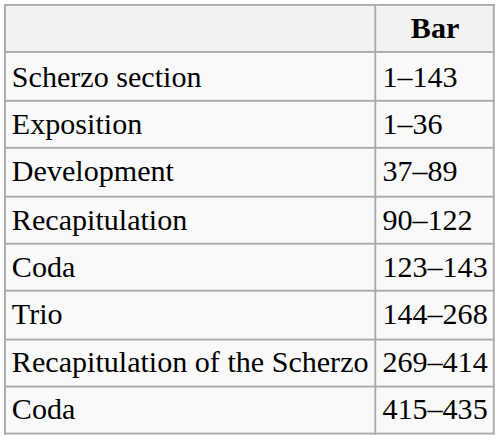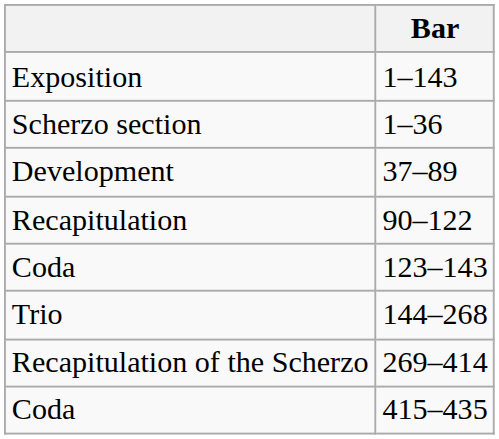(107, 76) Scherzo section -> (77, 76) Exposition
(77, 123) Exposition -> (107, 123) Scherzo section
